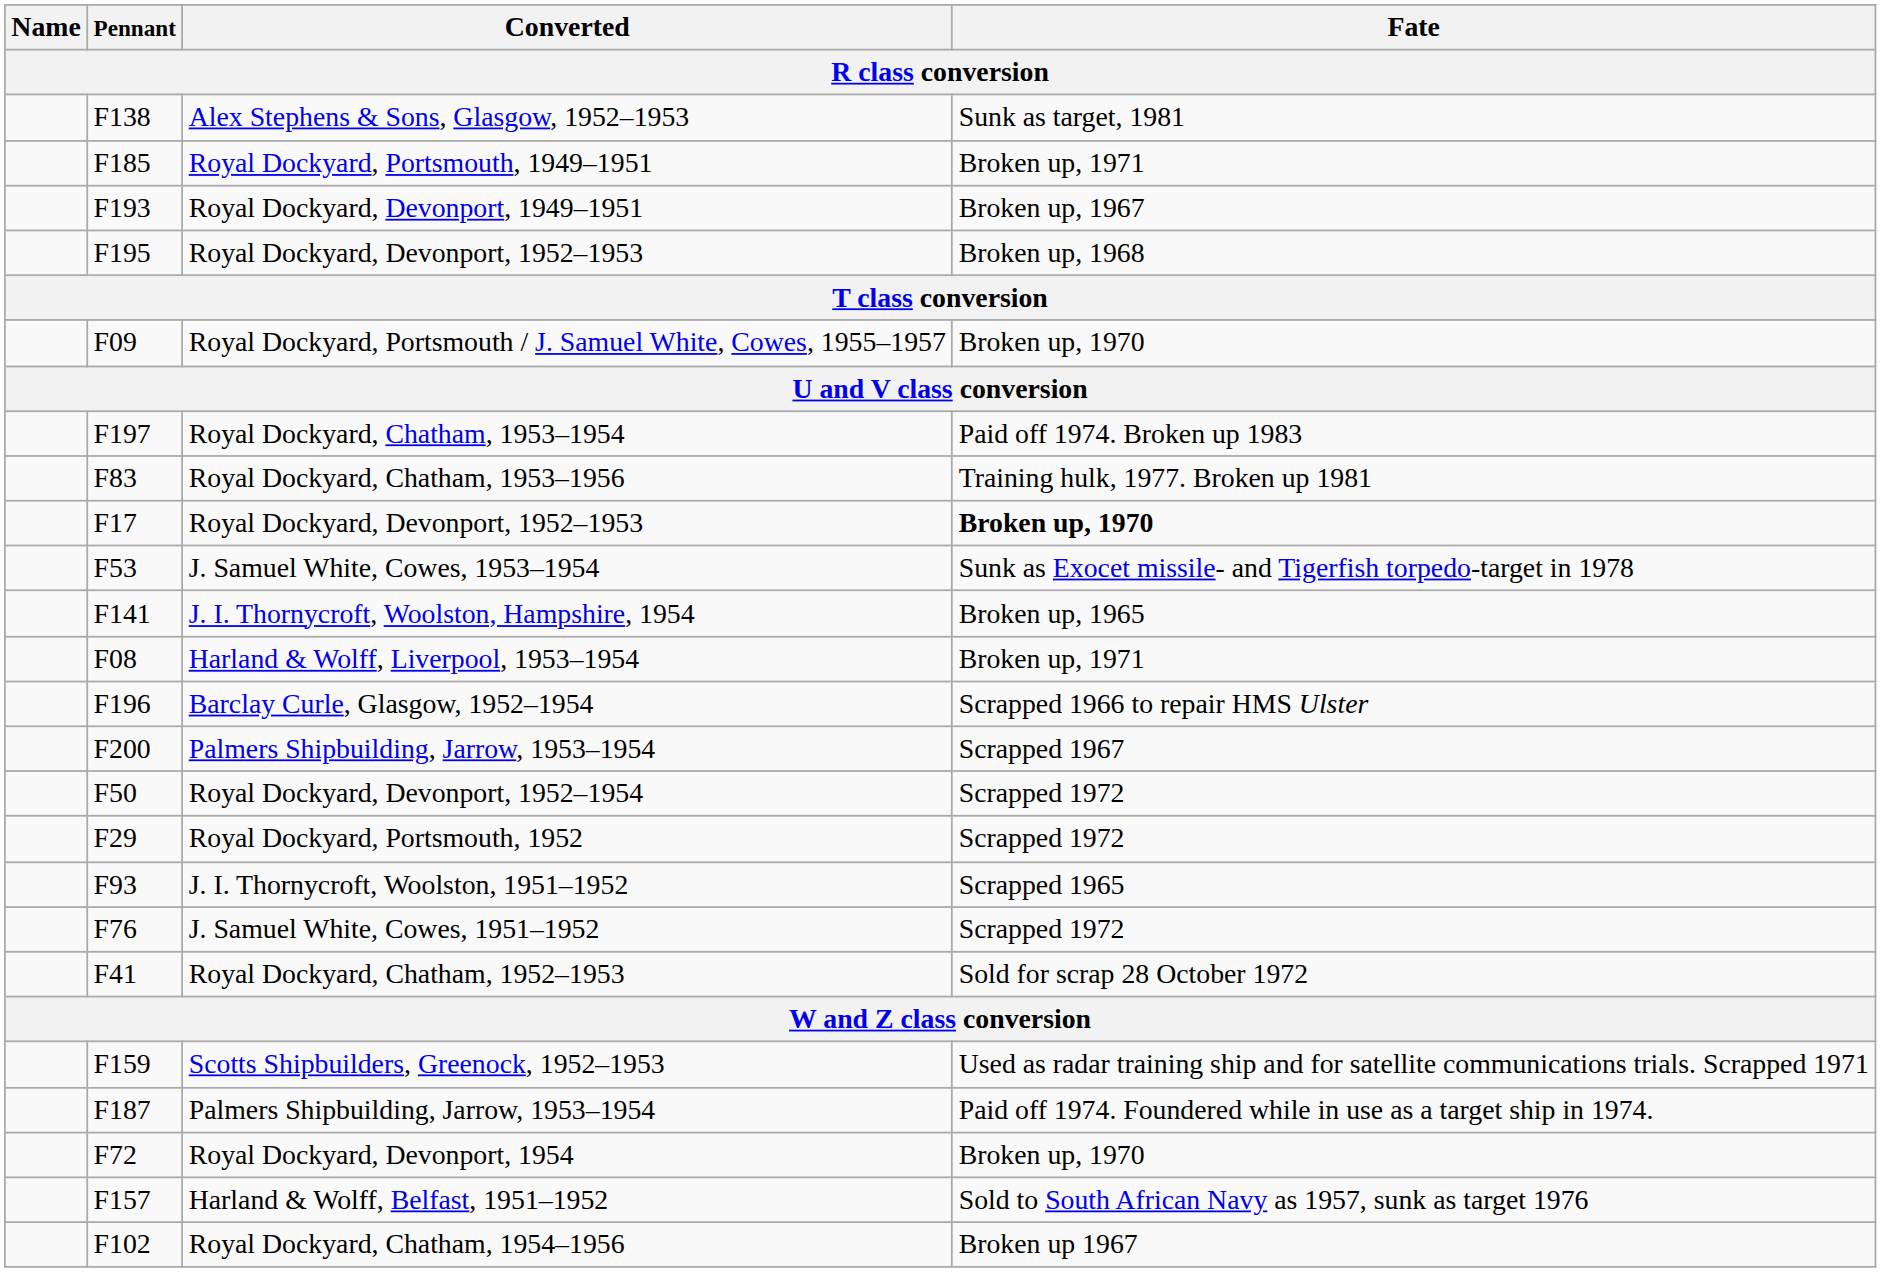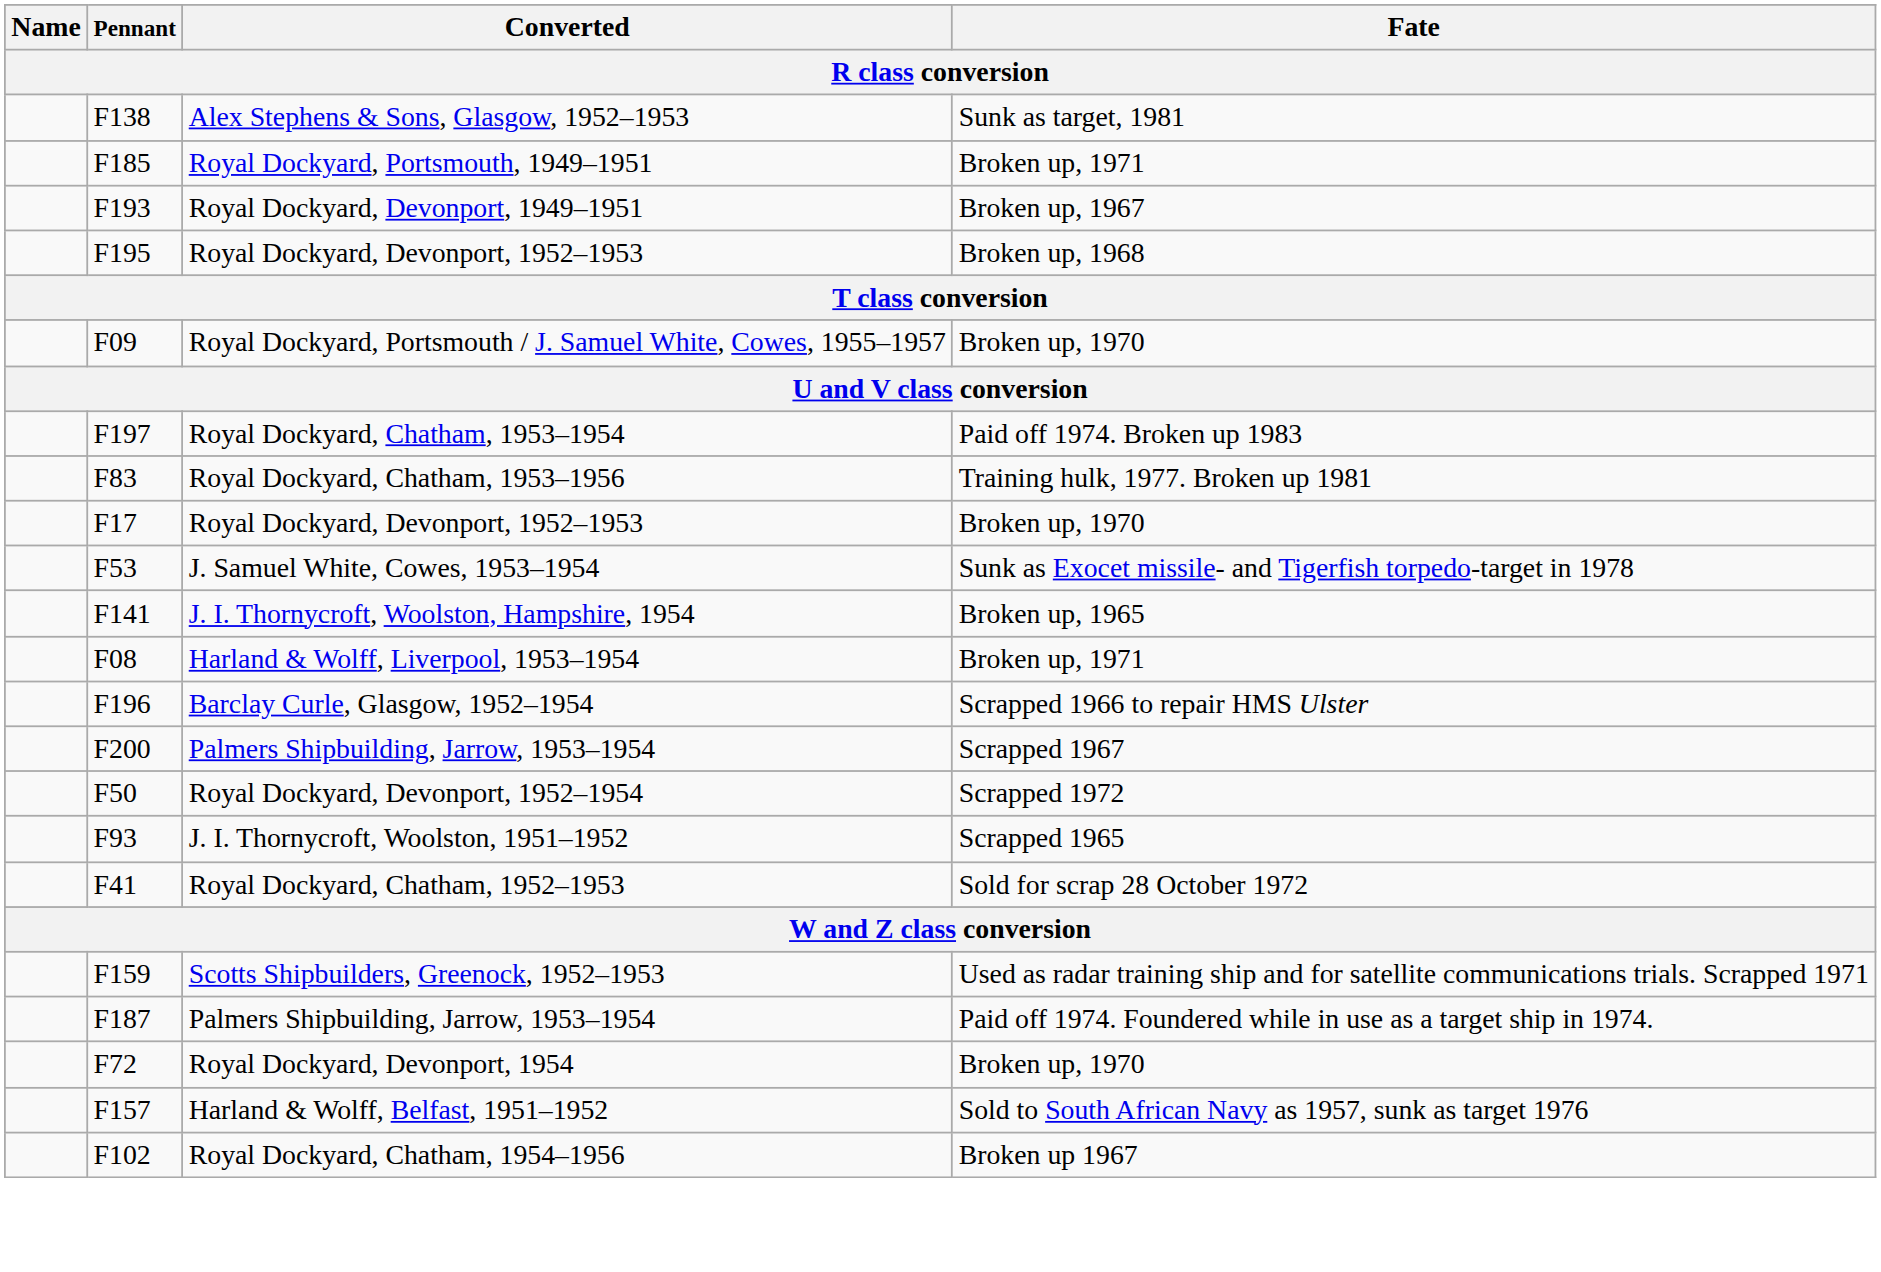(1056, 522) bold -> (1052, 522) normal
- row: (115, 838)
- row: (115, 928)
